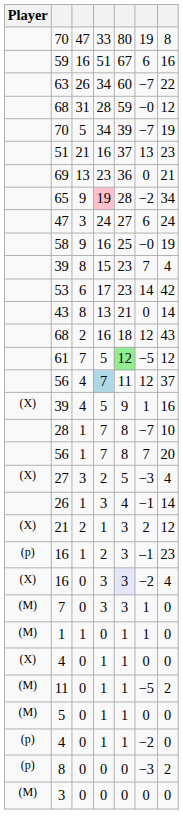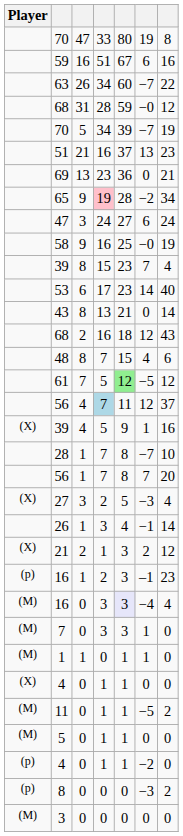(168, 289) 42 -> (168, 289) 40
+ row: (62, 358)
(28, 578) (X) -> (28, 601) (M)
(146, 581) −2 -> (146, 604) −4
